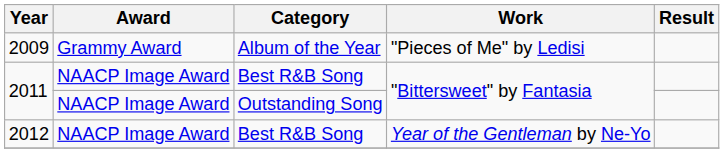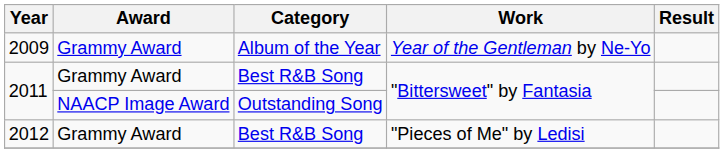(488, 47) "Pieces of Me" by Ledisi -> (521, 47) Year of the Gentleman by Ne-Yo
(143, 76) NAACP Image Award -> (119, 76) Grammy Award
(143, 133) NAACP Image Award -> (119, 133) Grammy Award
(521, 133) Year of the Gentleman by Ne-Yo -> (488, 133) "Pieces of Me" by Ledisi
